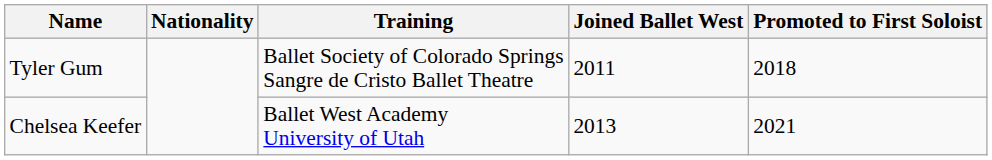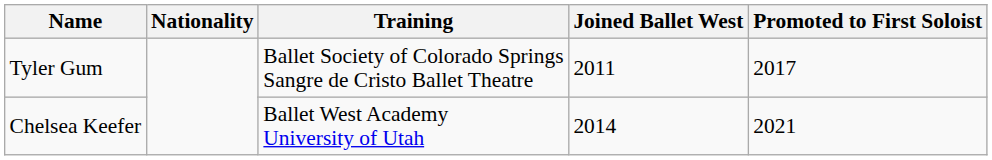(775, 67) 2018 -> (775, 67) 2017
(595, 125) 2013 -> (595, 125) 2014
